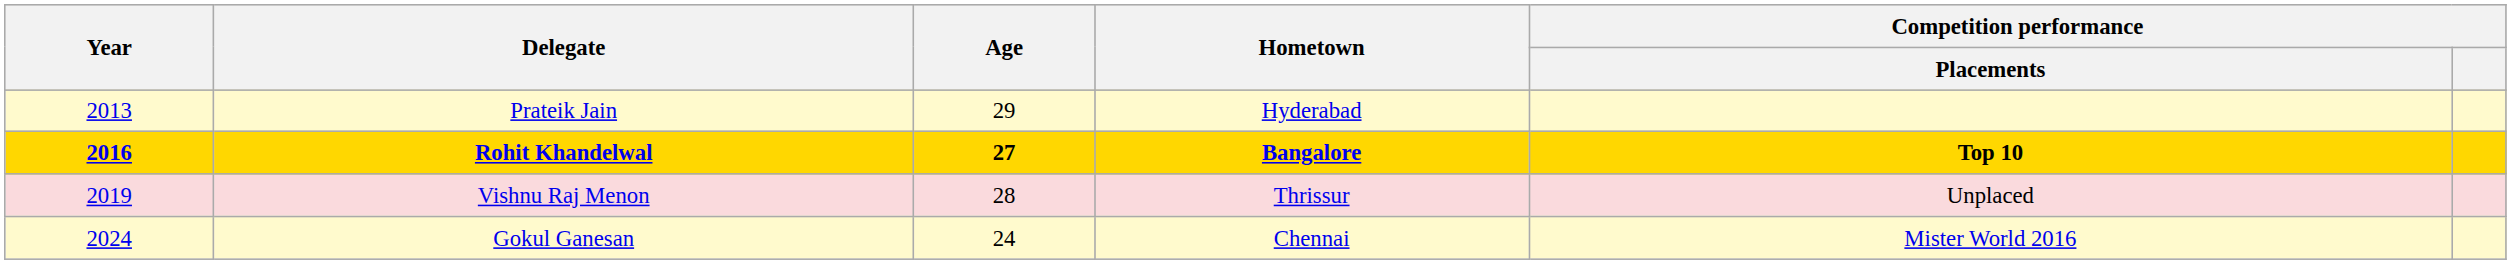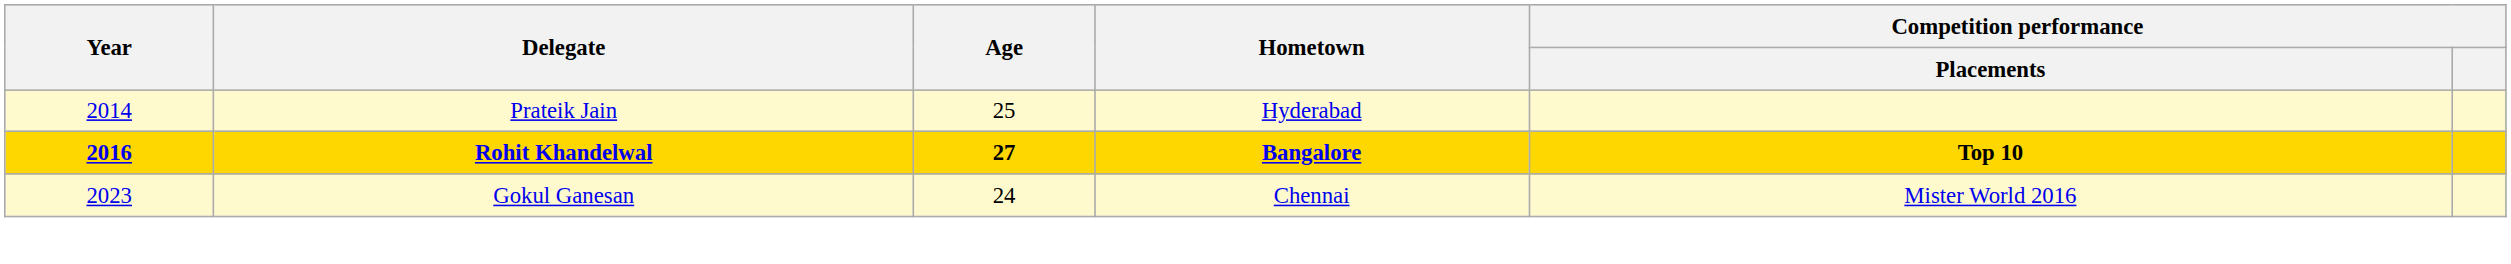(109, 111) 2013 -> (109, 111) 2014
(1004, 111) 29 -> (1004, 111) 25
- row: (564, 195)
(109, 238) 2024 -> (109, 195) 2023
